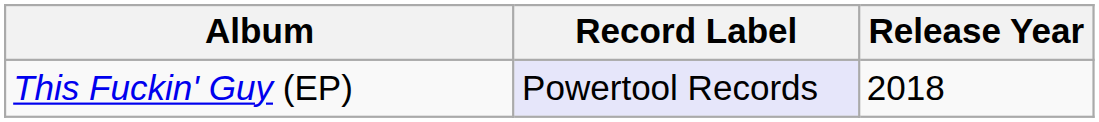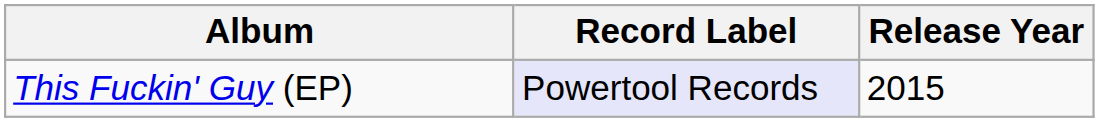(906, 87) 2018 -> (906, 87) 2015
